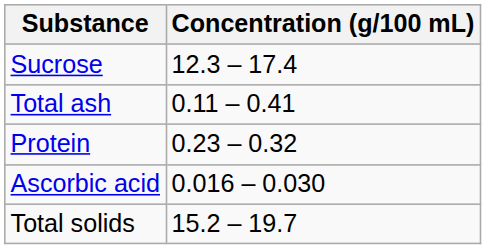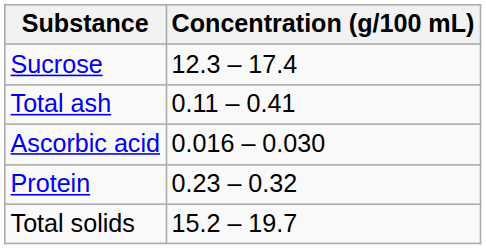rows swapped: (50, 143) <-> (85, 183)
